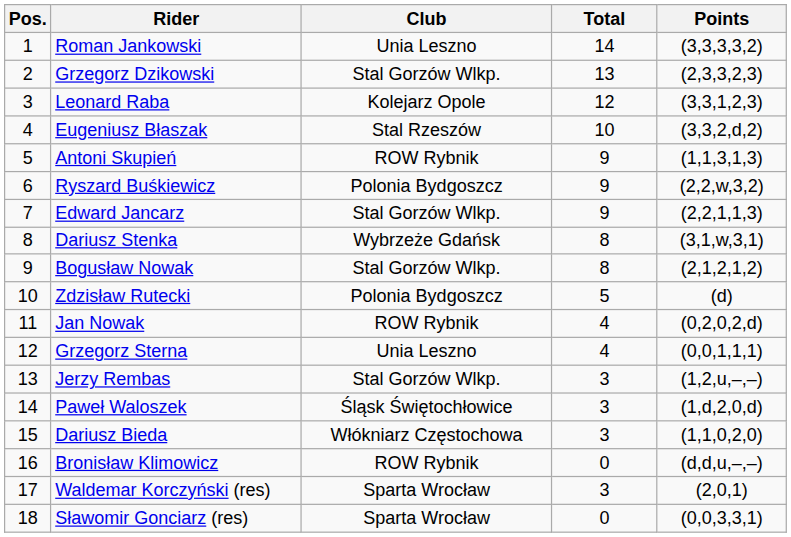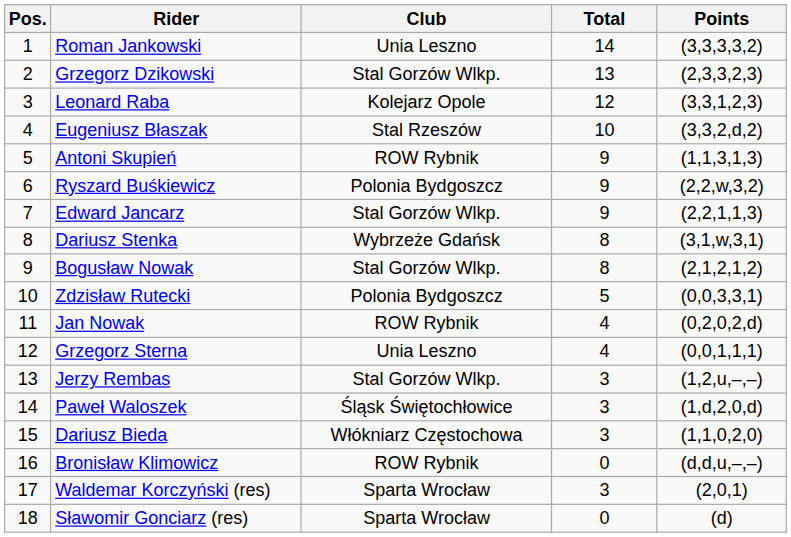(722, 296) (d) -> (722, 296) (0,0,3,3,1)
(722, 518) (0,0,3,3,1) -> (722, 518) (d)
